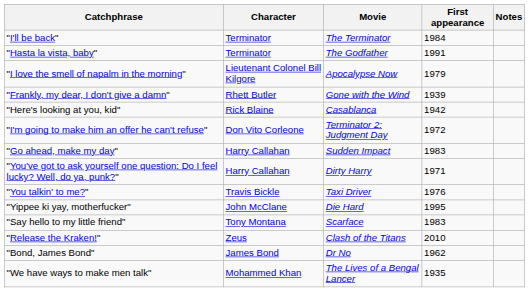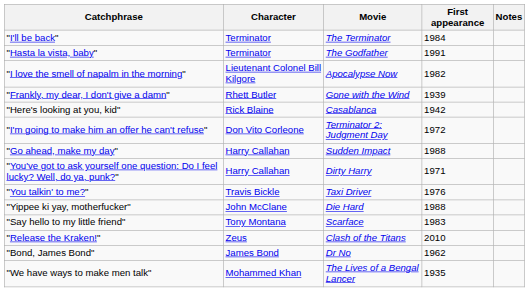(435, 73) 1979 -> (435, 73) 1982
(435, 151) 1983 -> (435, 151) 1988
(435, 207) 1995 -> (435, 207) 1988
